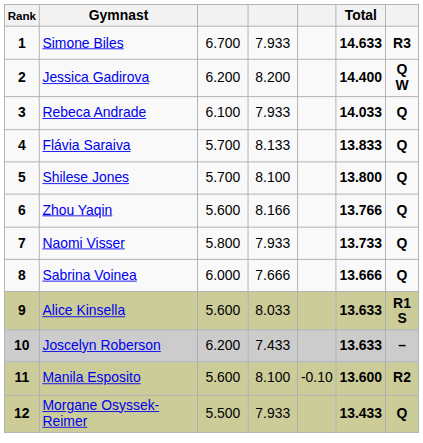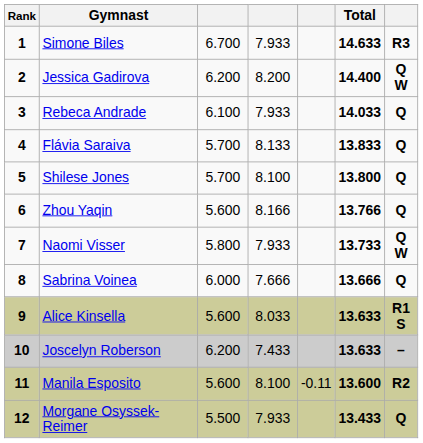(402, 243) Q -> (401, 245) Q W
(317, 378) -0.10 -> (316, 383) -0.11
